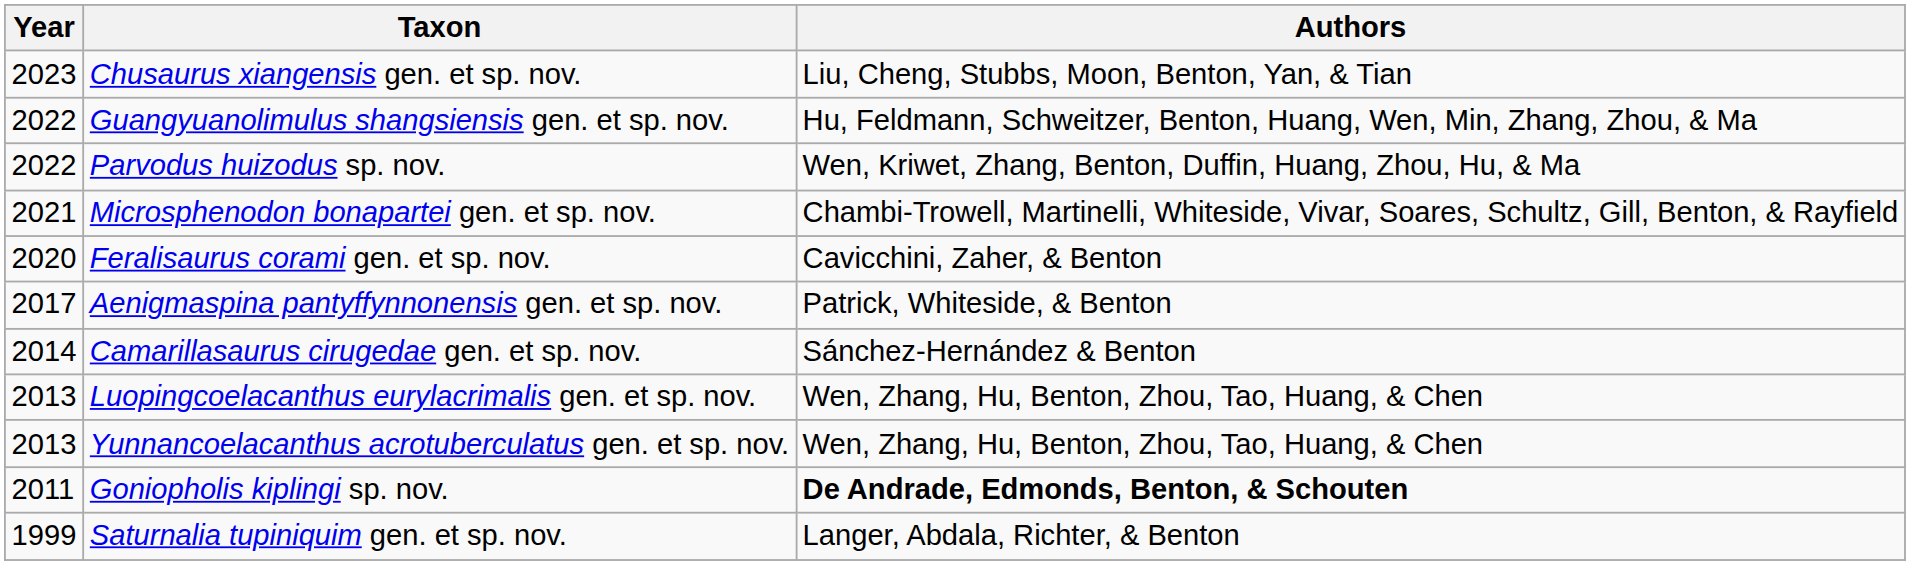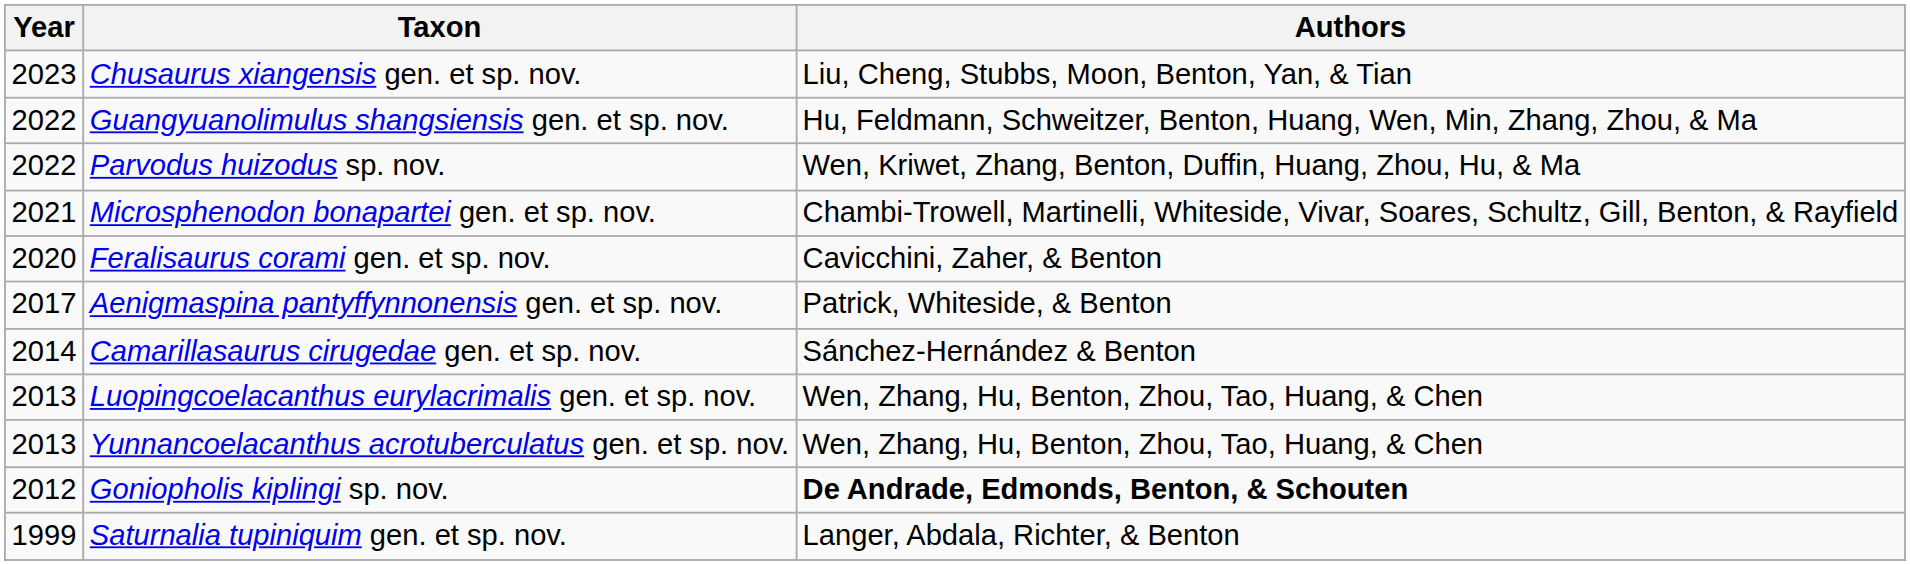(43, 489) 2011 -> (44, 489) 2012
